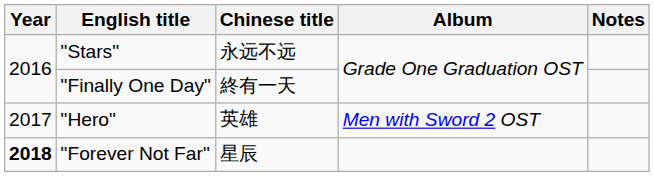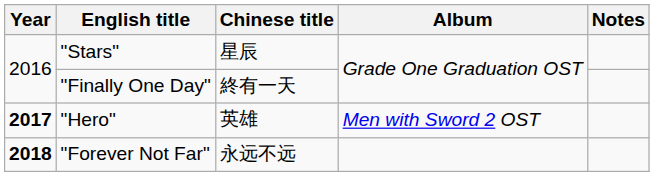(258, 51) 永远不远 -> (239, 51) 星辰
(30, 120) normal -> (30, 120) bold
(239, 153) 星辰 -> (258, 153) 永远不远
